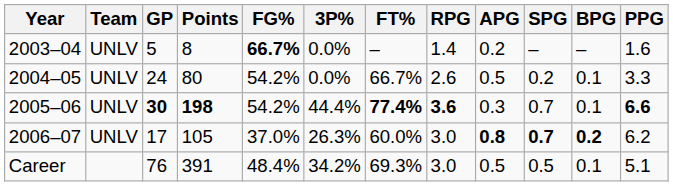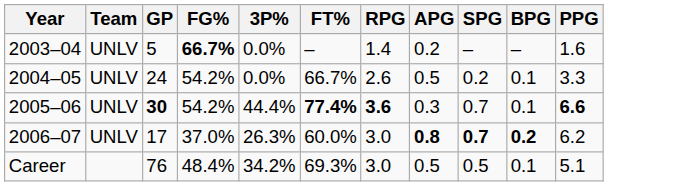- column: (210, 19)
